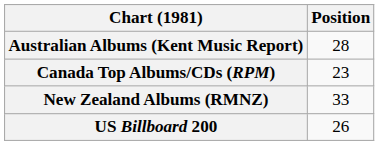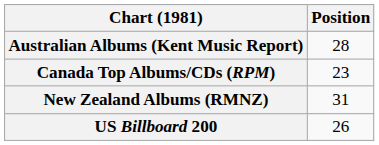(341, 99) 33 -> (341, 99) 31
